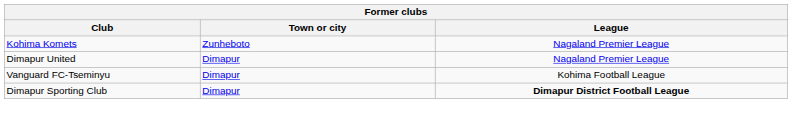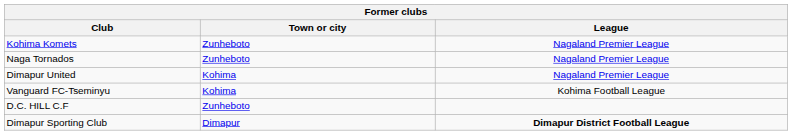+ row: (40, 59)
(221, 59) Dimapur -> (219, 75) Kohima
(221, 75) Dimapur -> (219, 91) Kohima
+ row: (38, 106)
